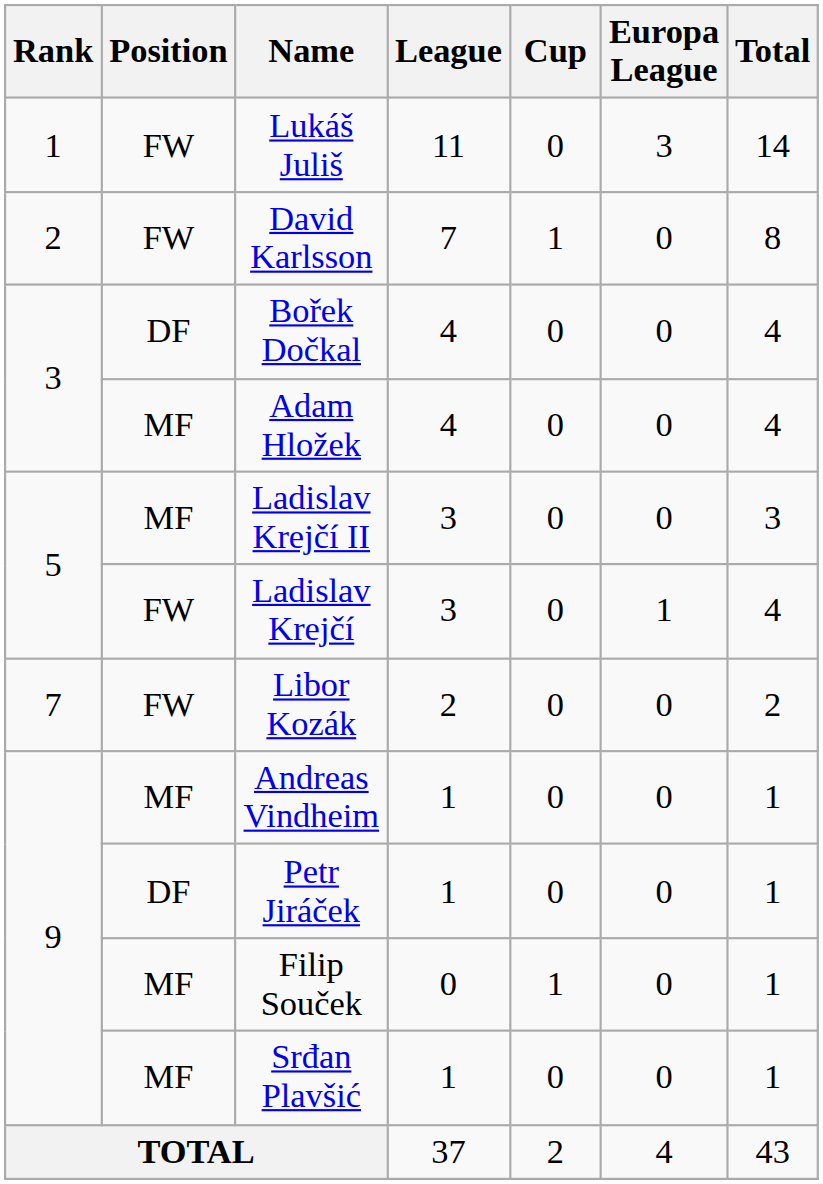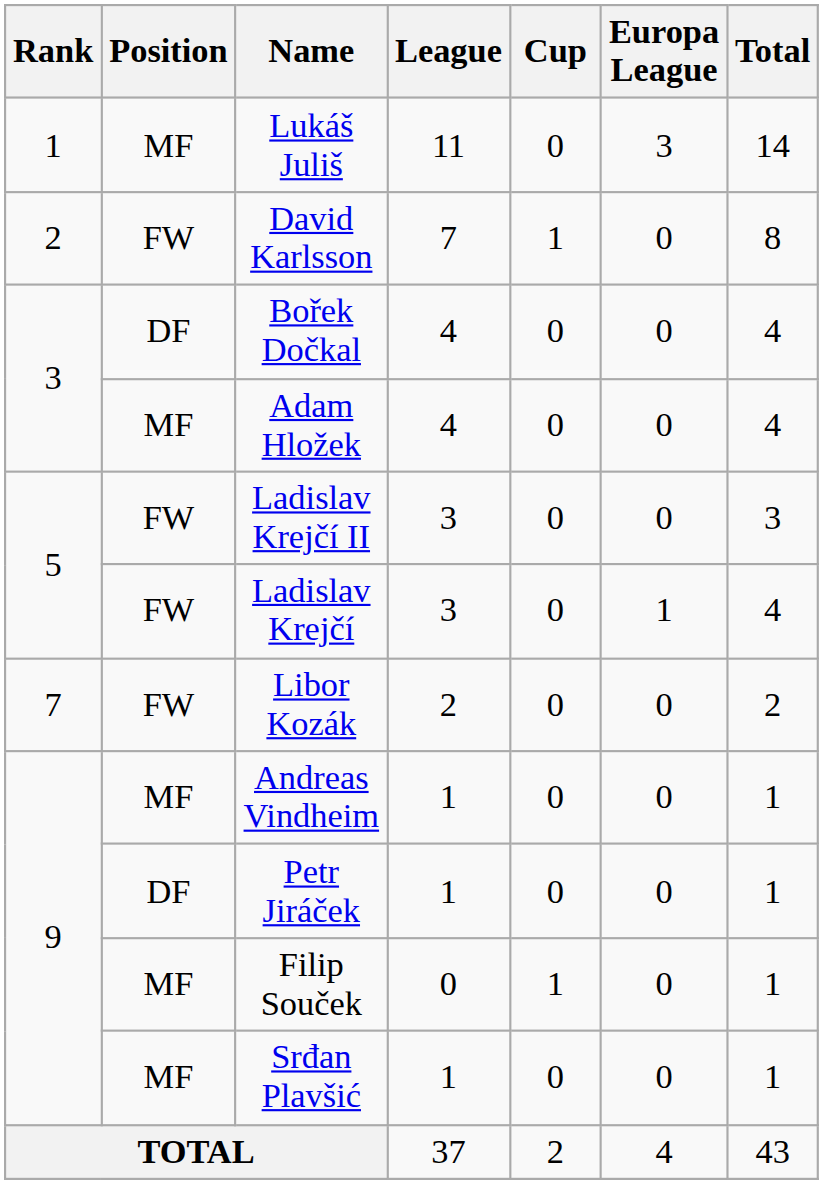(168, 144) FW -> (168, 144) MF
(168, 517) MF -> (168, 517) FW
